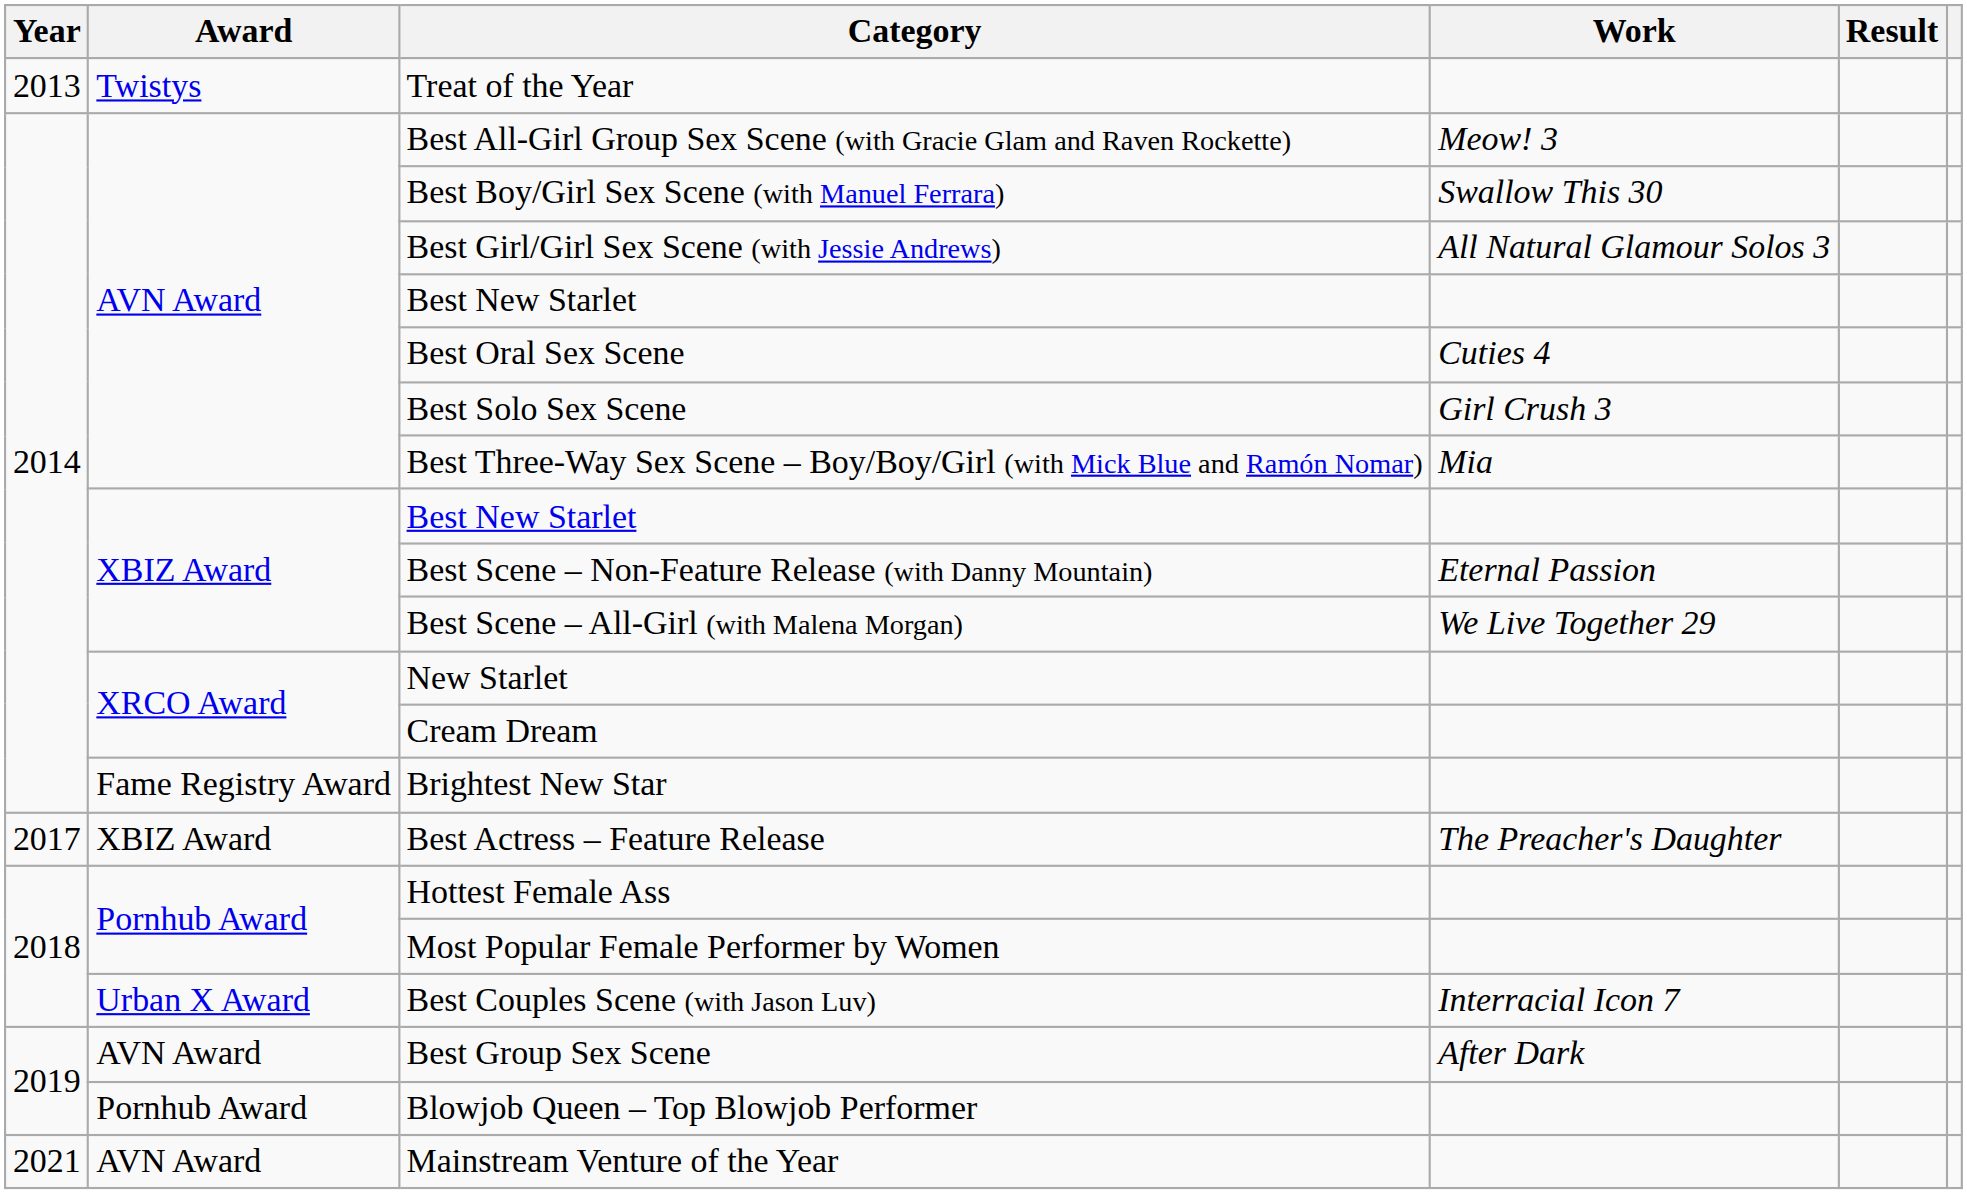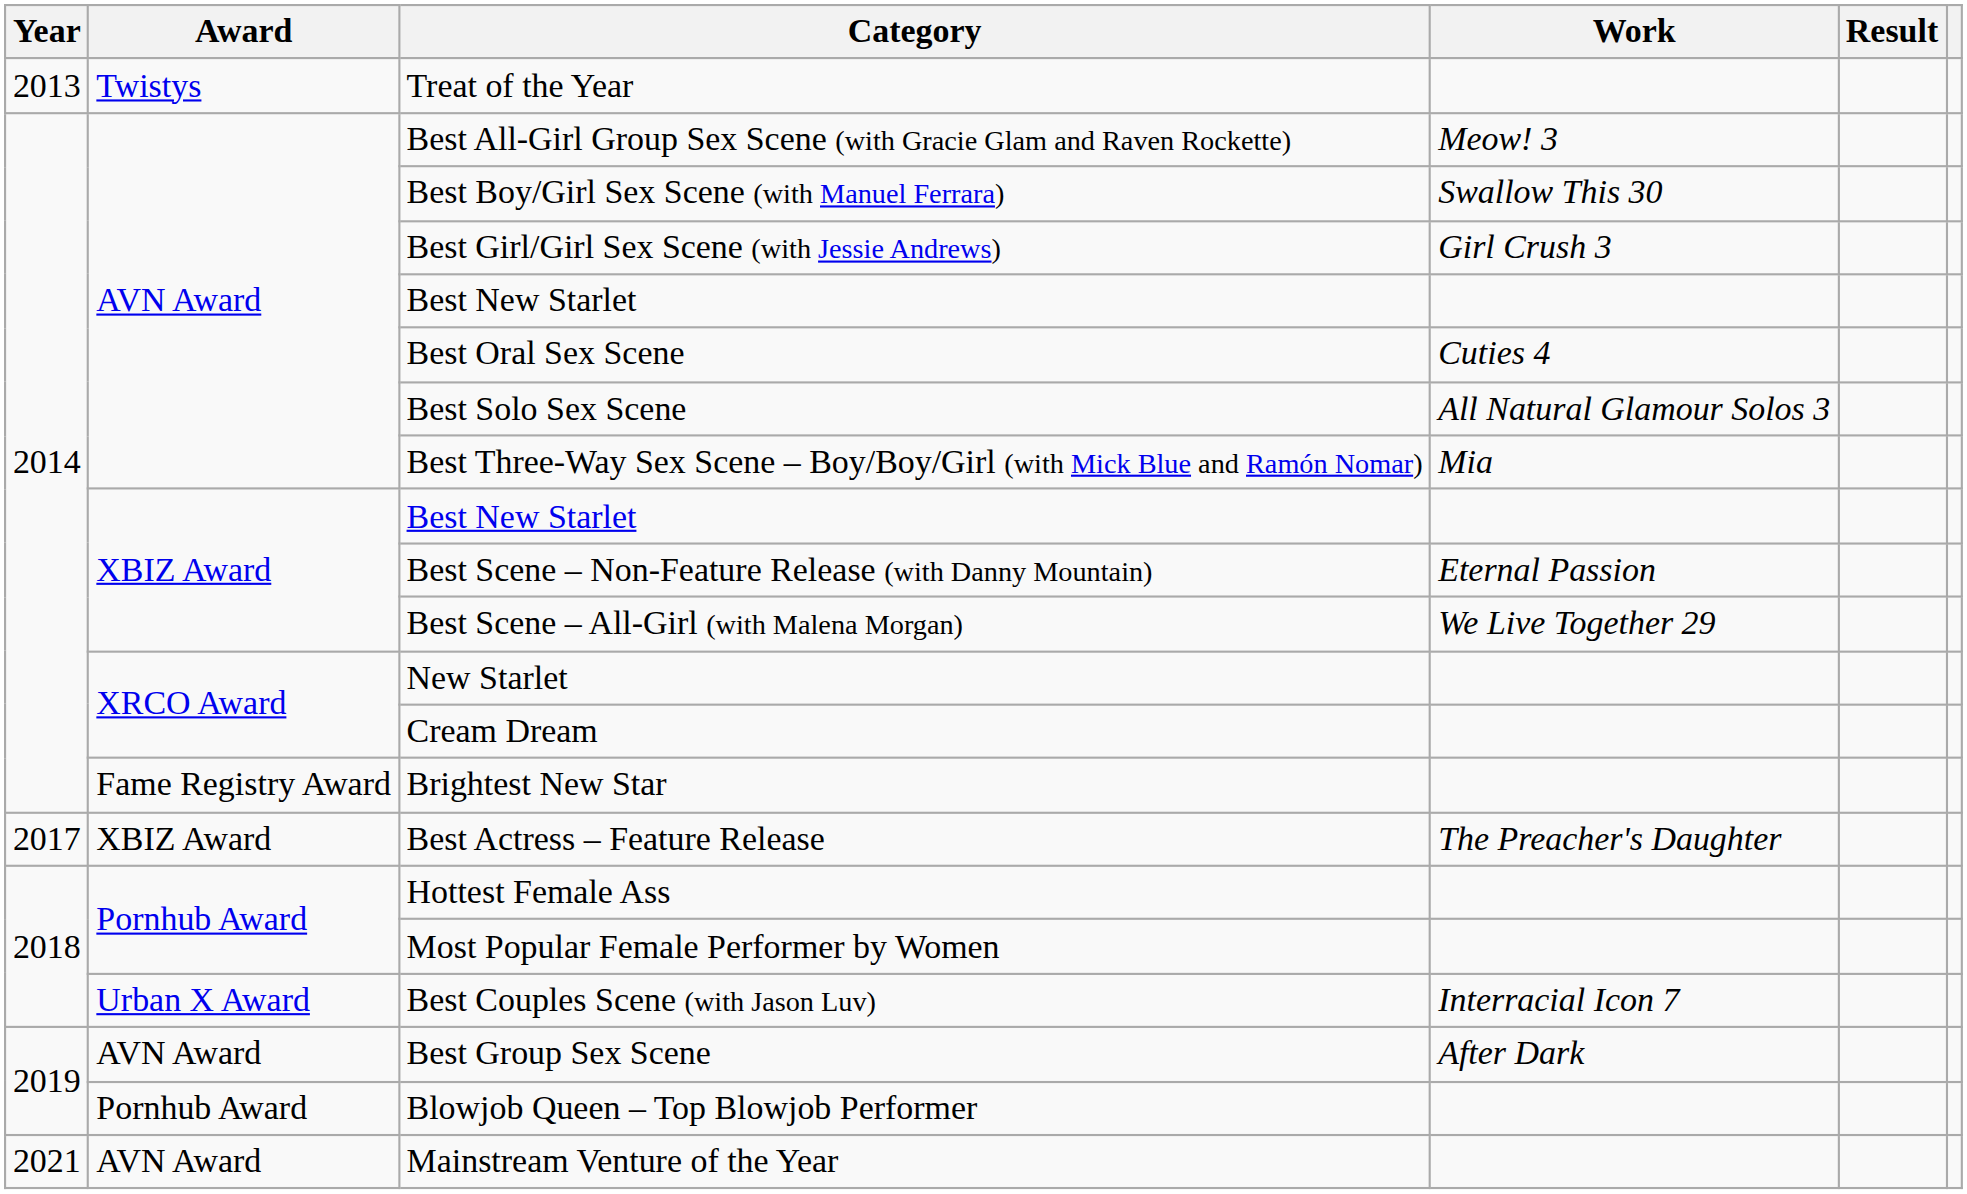(1634, 246) All Natural Glamour Solos 3 -> (1525, 246) Girl Crush 3
(1525, 407) Girl Crush 3 -> (1634, 407) All Natural Glamour Solos 3
